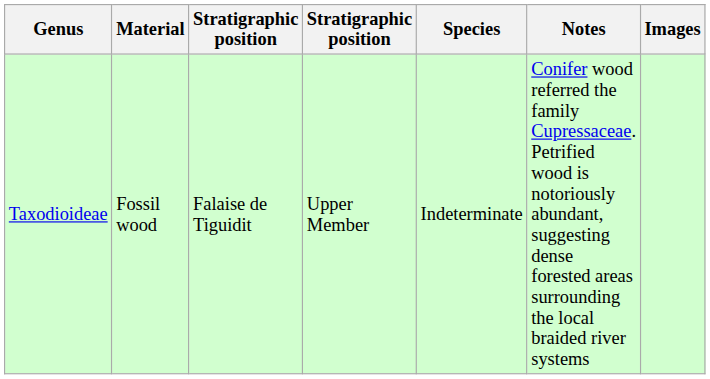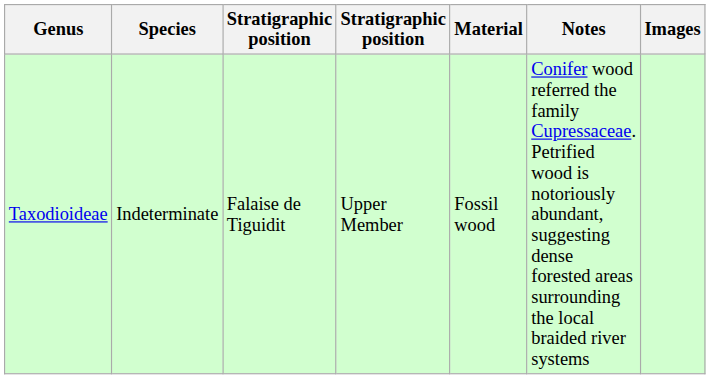columns swapped: (472, 29) <-> (150, 29)
